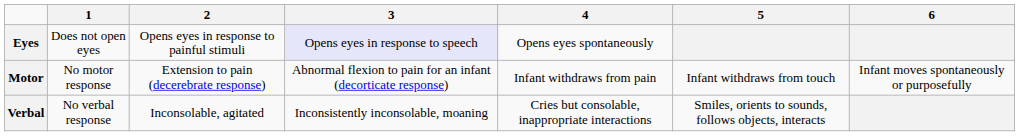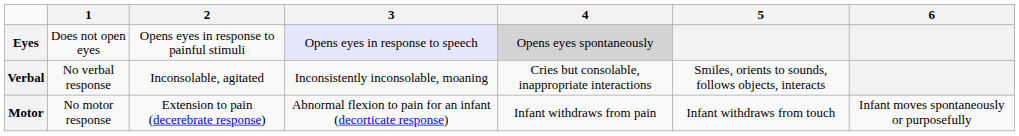(585, 42) no background -> (585, 42) lightgrey background
rows swapped: (26, 112) <-> (26, 77)
